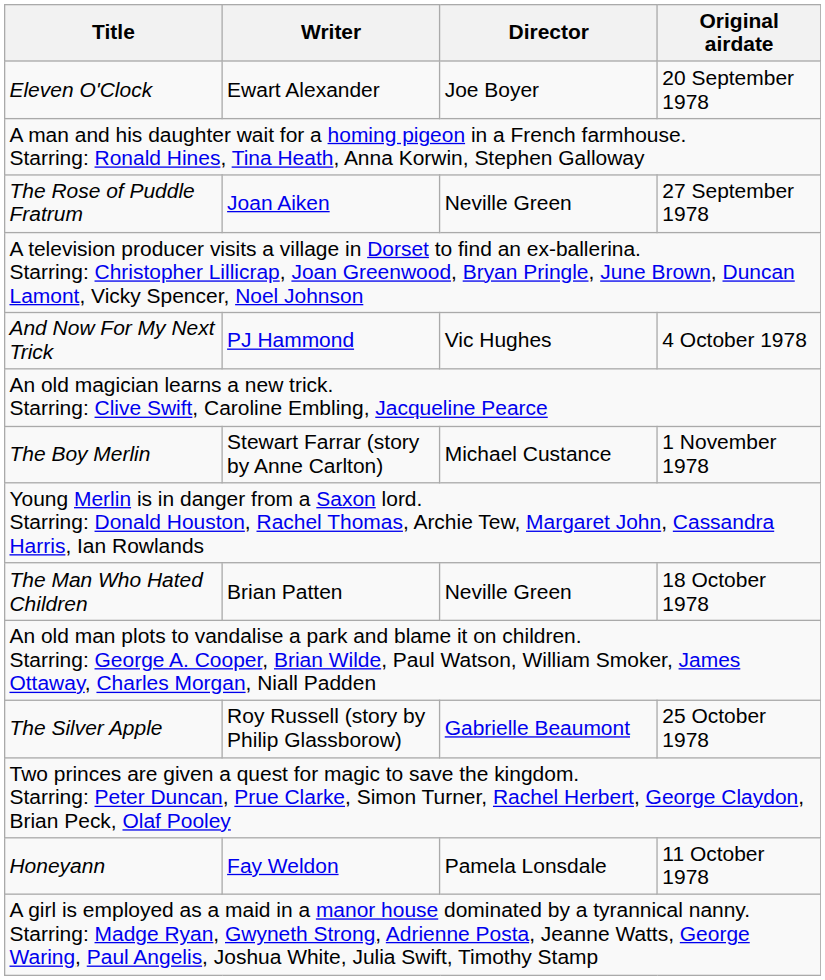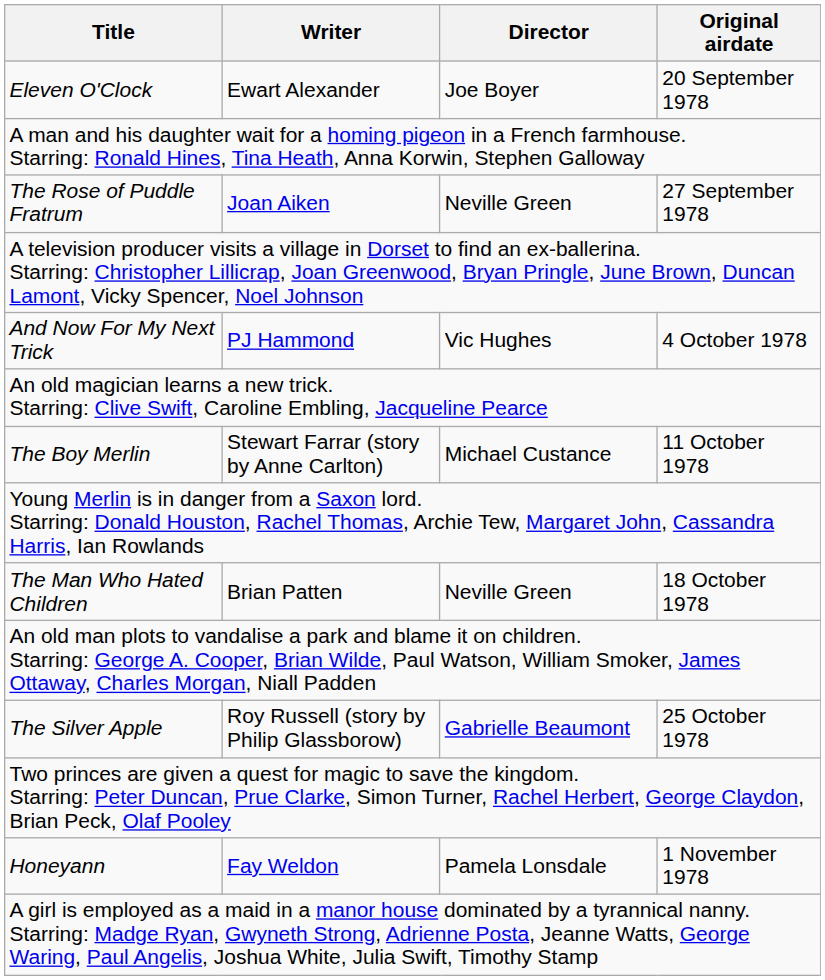(719, 454) 1 November 1978 -> (713, 454) 11 October 1978
(713, 865) 11 October 1978 -> (719, 865) 1 November 1978
